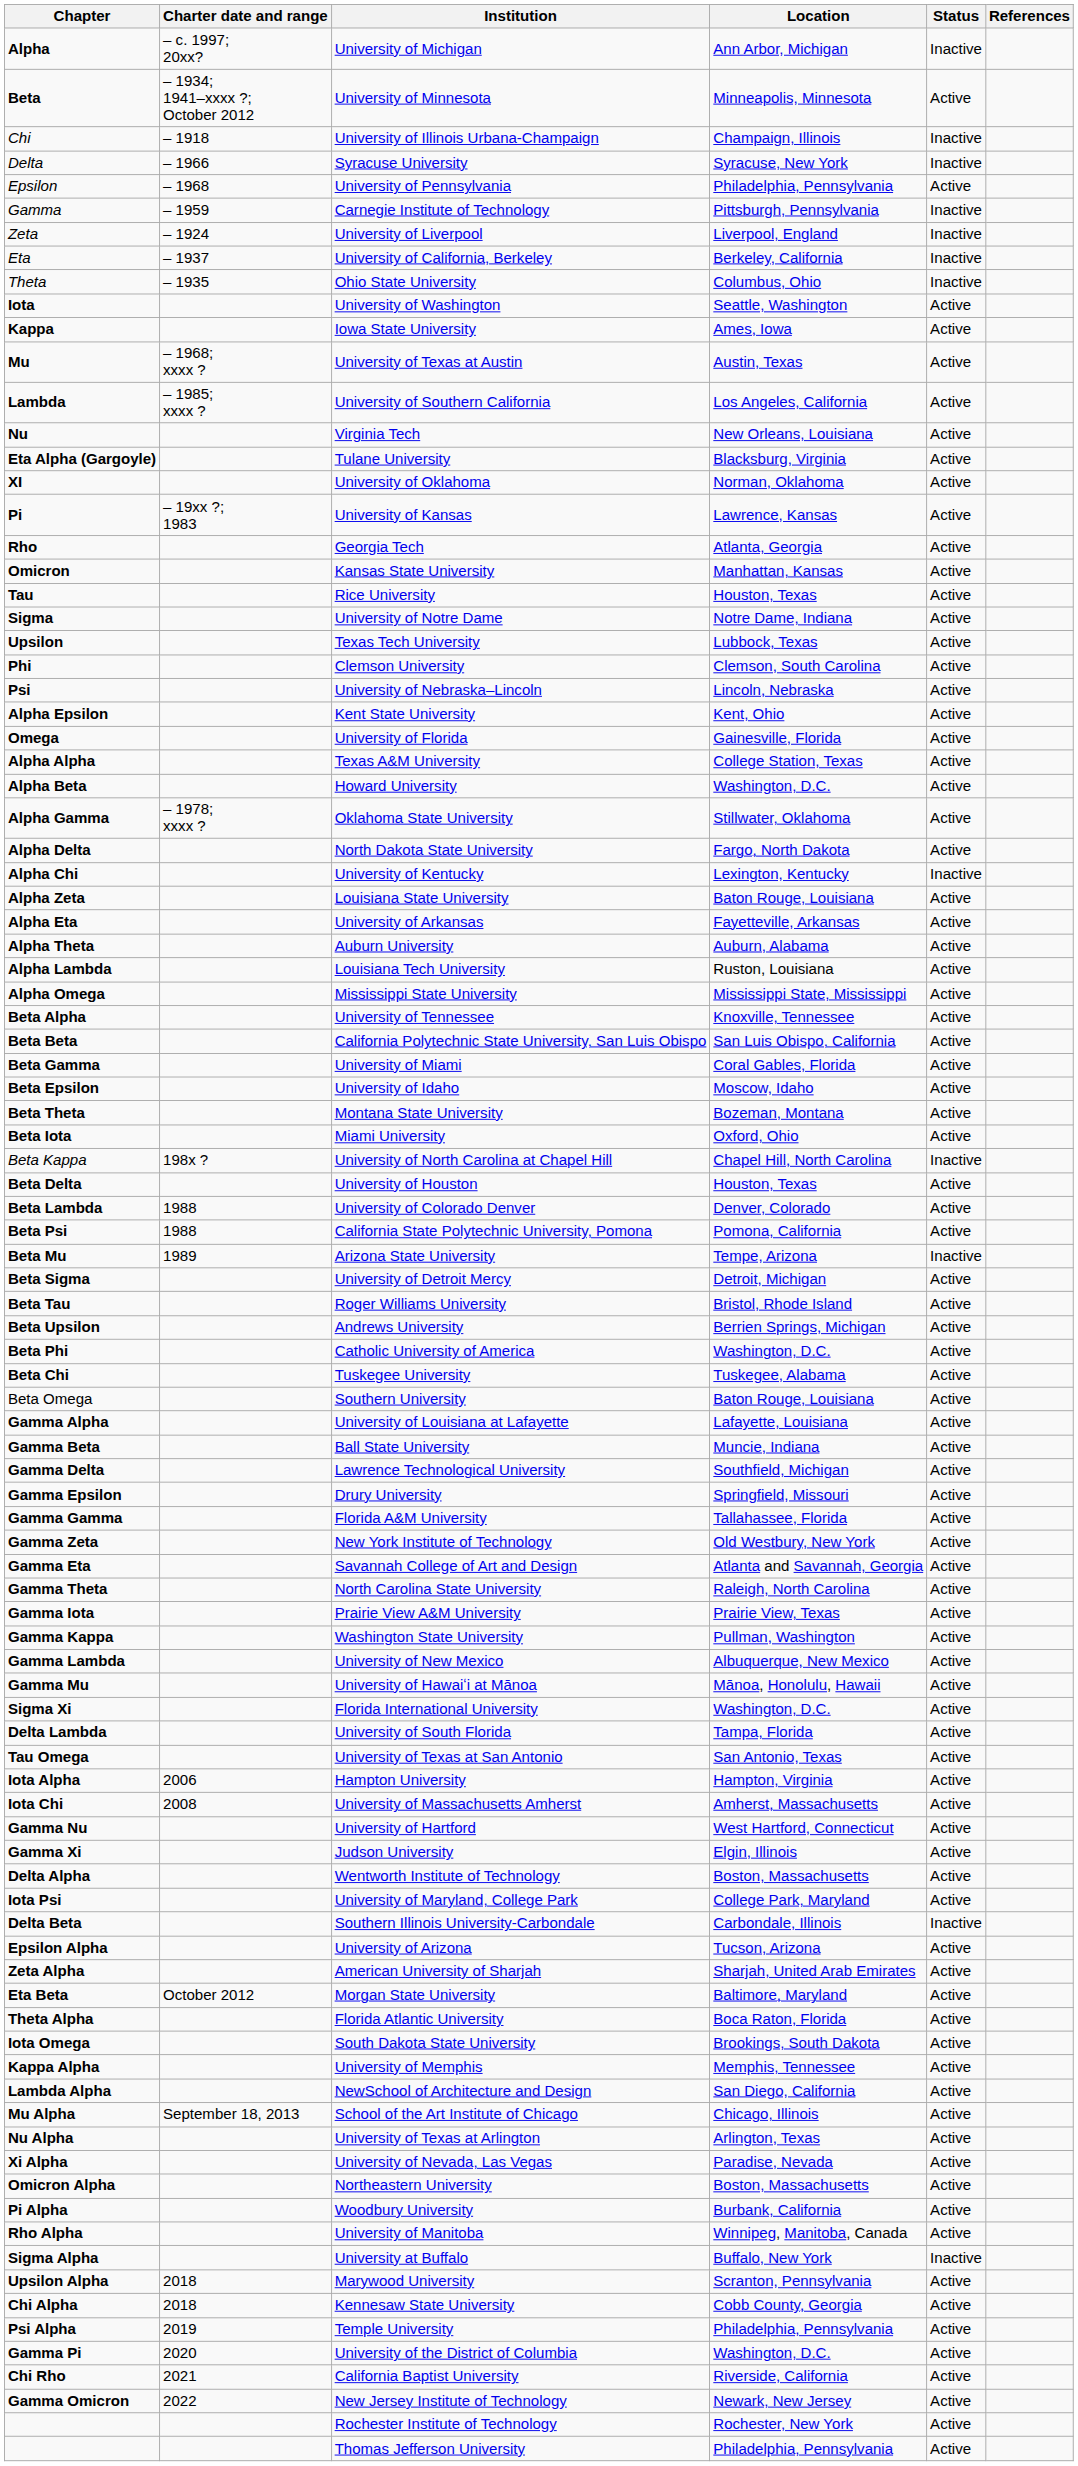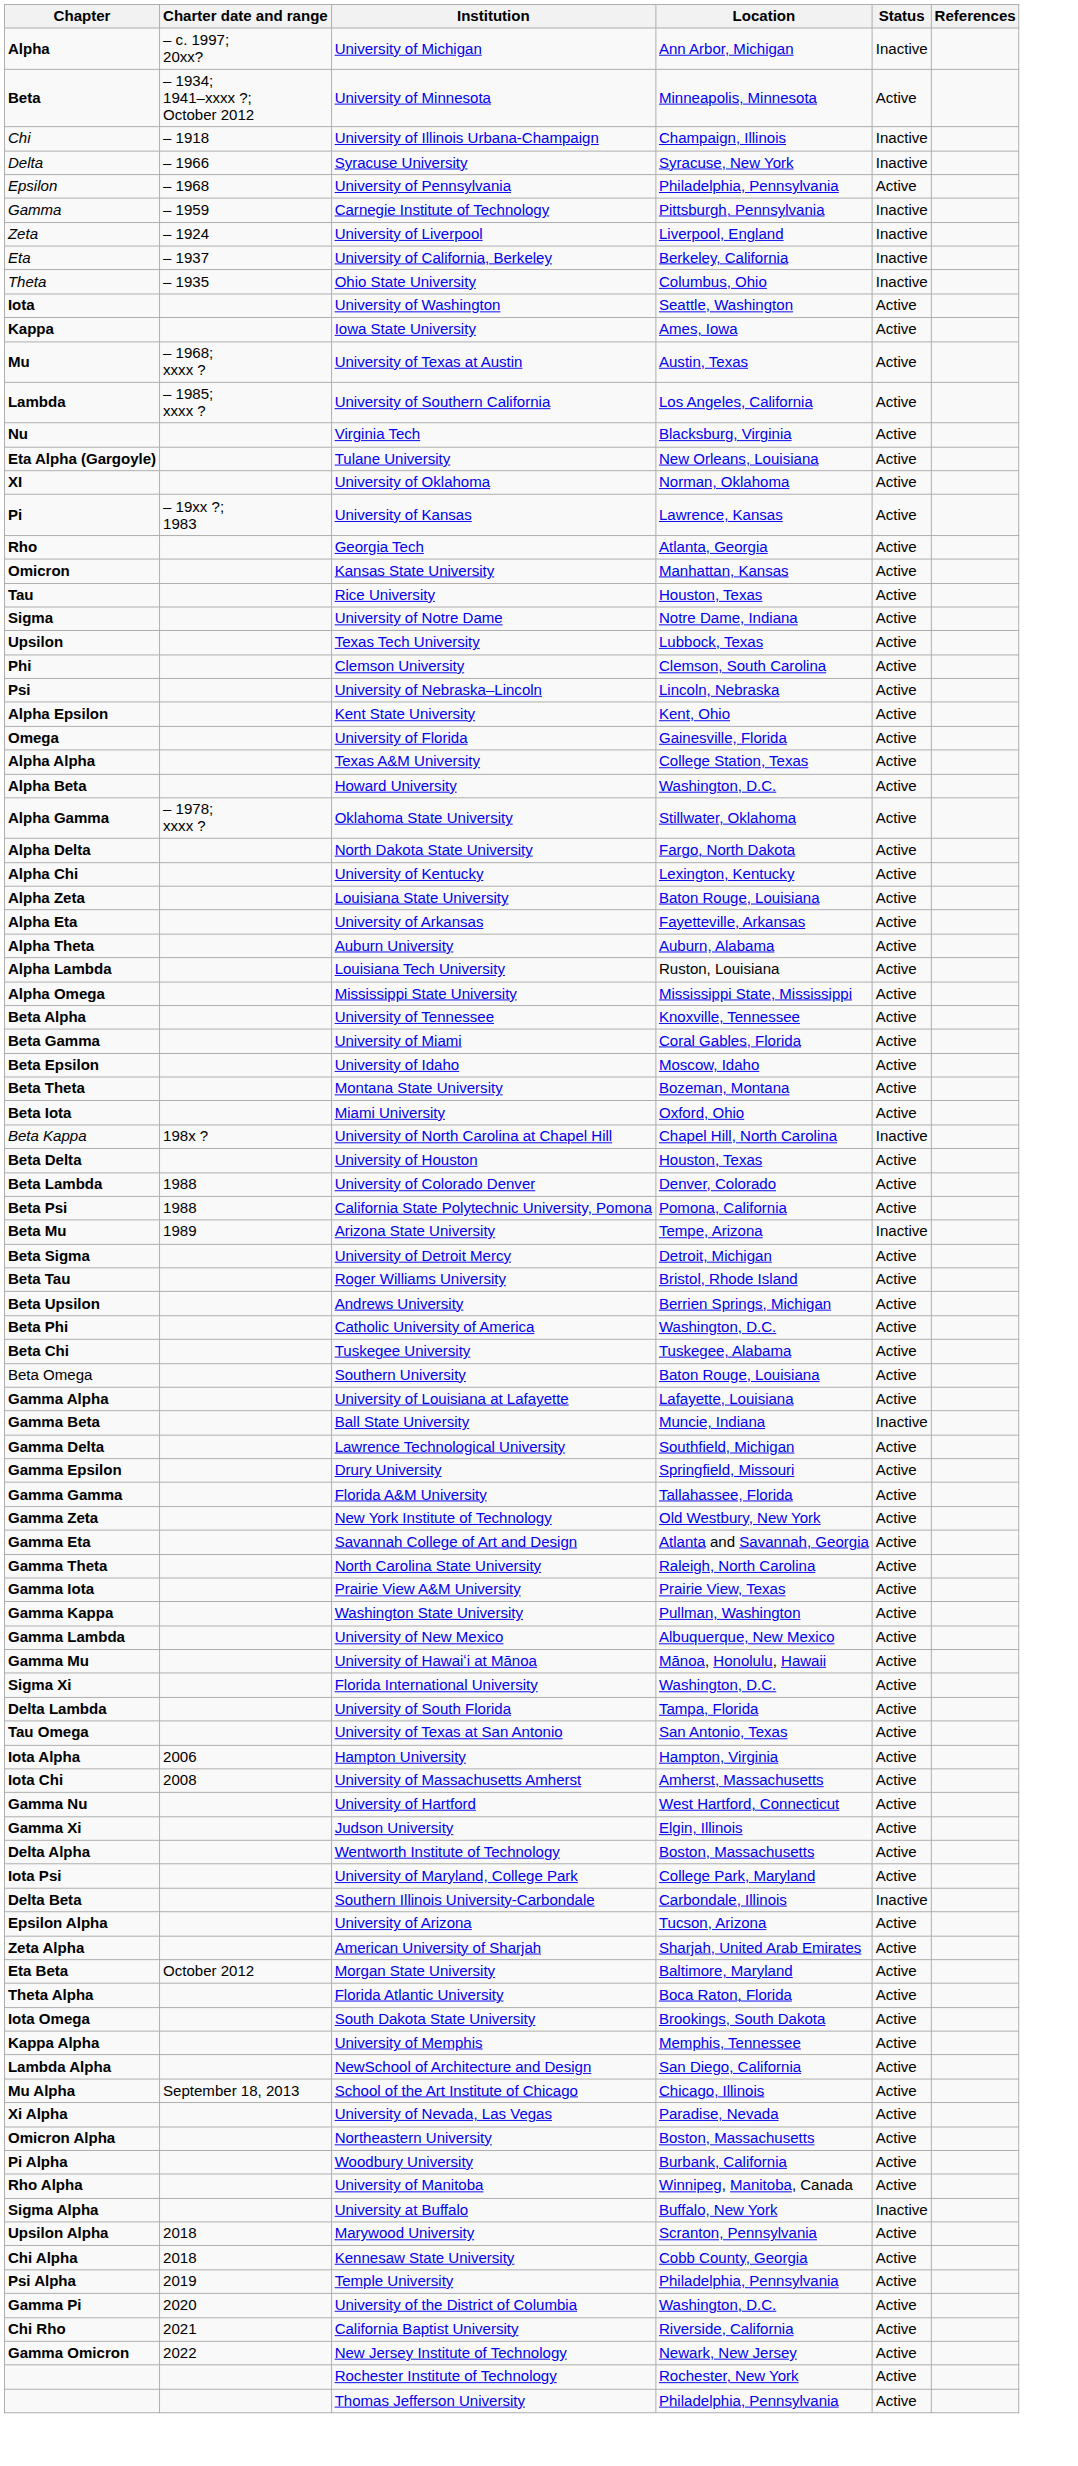(793, 434) New Orleans, Louisiana -> (725, 434) Blacksburg, Virginia
(780, 458) Blacksburg, Virginia -> (739, 458) New Orleans, Louisiana
(956, 874) Inactive -> (896, 874) Active
- row: (521, 1041)
(951, 1446) Active -> (902, 1422) Inactive
- row: (437, 2138)
